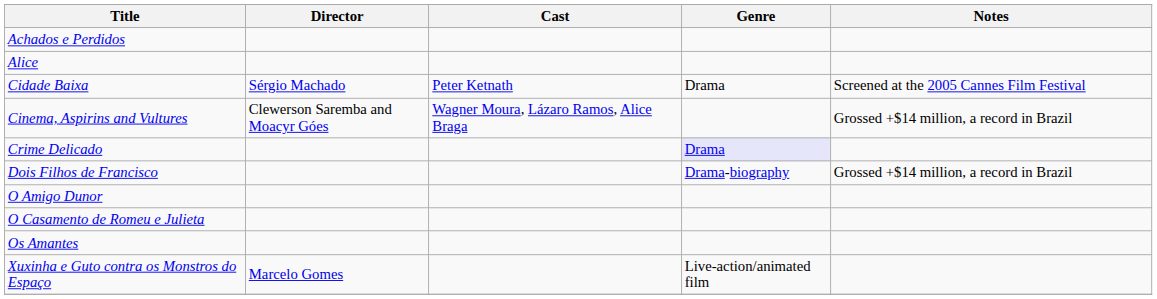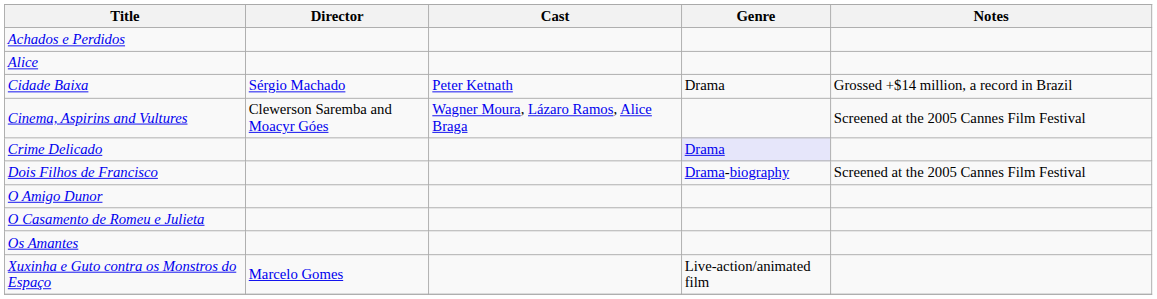(960, 86) Screened at the 2005 Cannes Film Festival -> (953, 86) Grossed +$14 million, a record in Brazil
(953, 117) Grossed +$14 million, a record in Brazil -> (960, 117) Screened at the 2005 Cannes Film Festival
(953, 172) Grossed +$14 million, a record in Brazil -> (960, 172) Screened at the 2005 Cannes Film Festival
